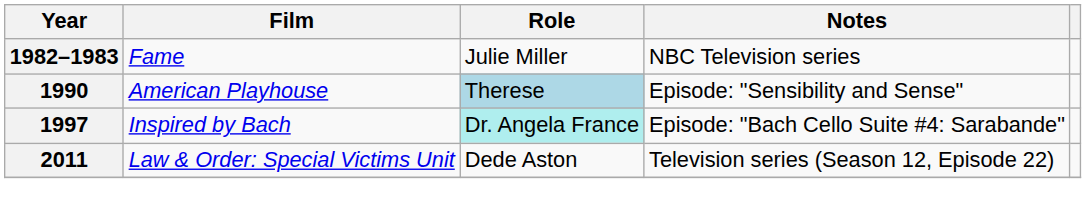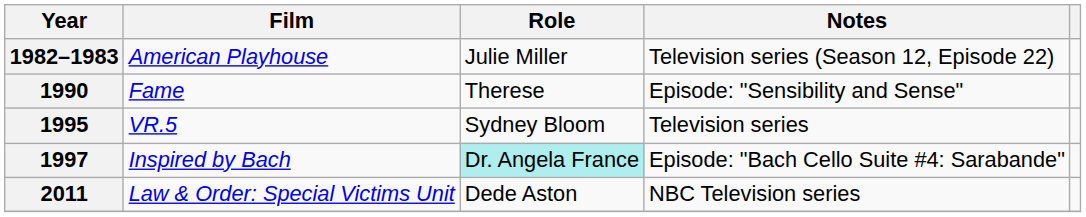(156, 56) Fame -> (228, 56) American Playhouse
(755, 56) NBC Television series -> (852, 56) Television series (Season 12, Episode 22)
(228, 90) American Playhouse -> (156, 90) Fame
(505, 90) lightblue background -> (505, 90) no background
+ row: (64, 125)
(852, 159) Television series (Season 12, Episode 22) -> (755, 194) NBC Television series
